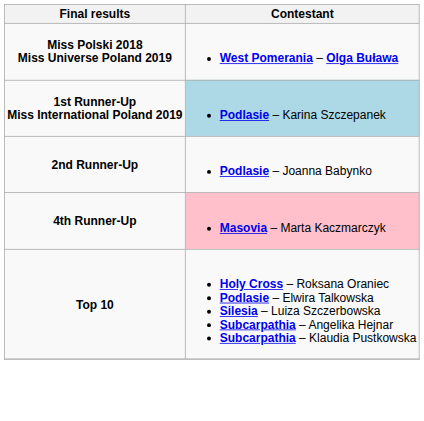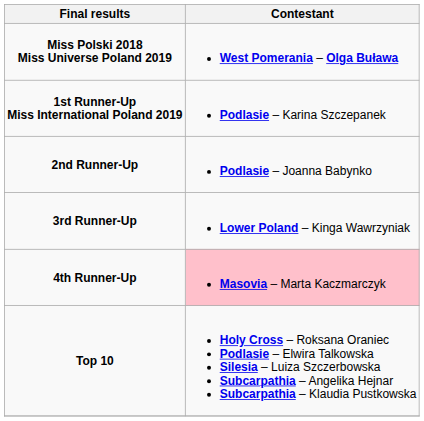(302, 115) lightblue background -> (302, 115) no background
+ row: (95, 221)
